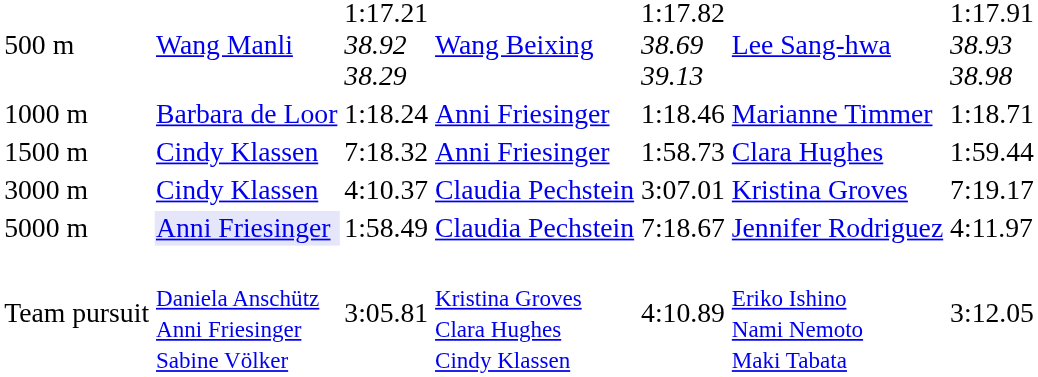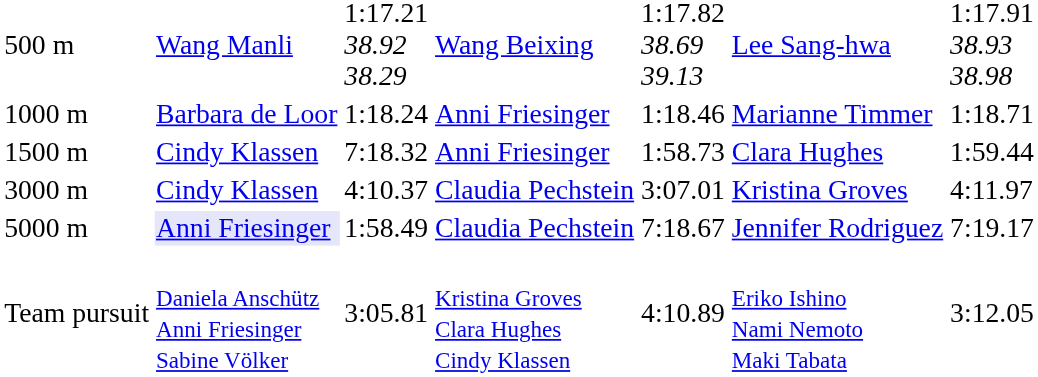(992, 189) 7:19.17 -> (992, 189) 4:11.97
(992, 227) 4:11.97 -> (992, 227) 7:19.17
